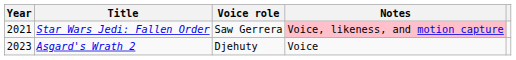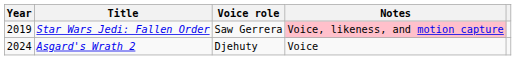(19, 30) 2021 -> (19, 30) 2019
(19, 46) 2023 -> (19, 46) 2024
